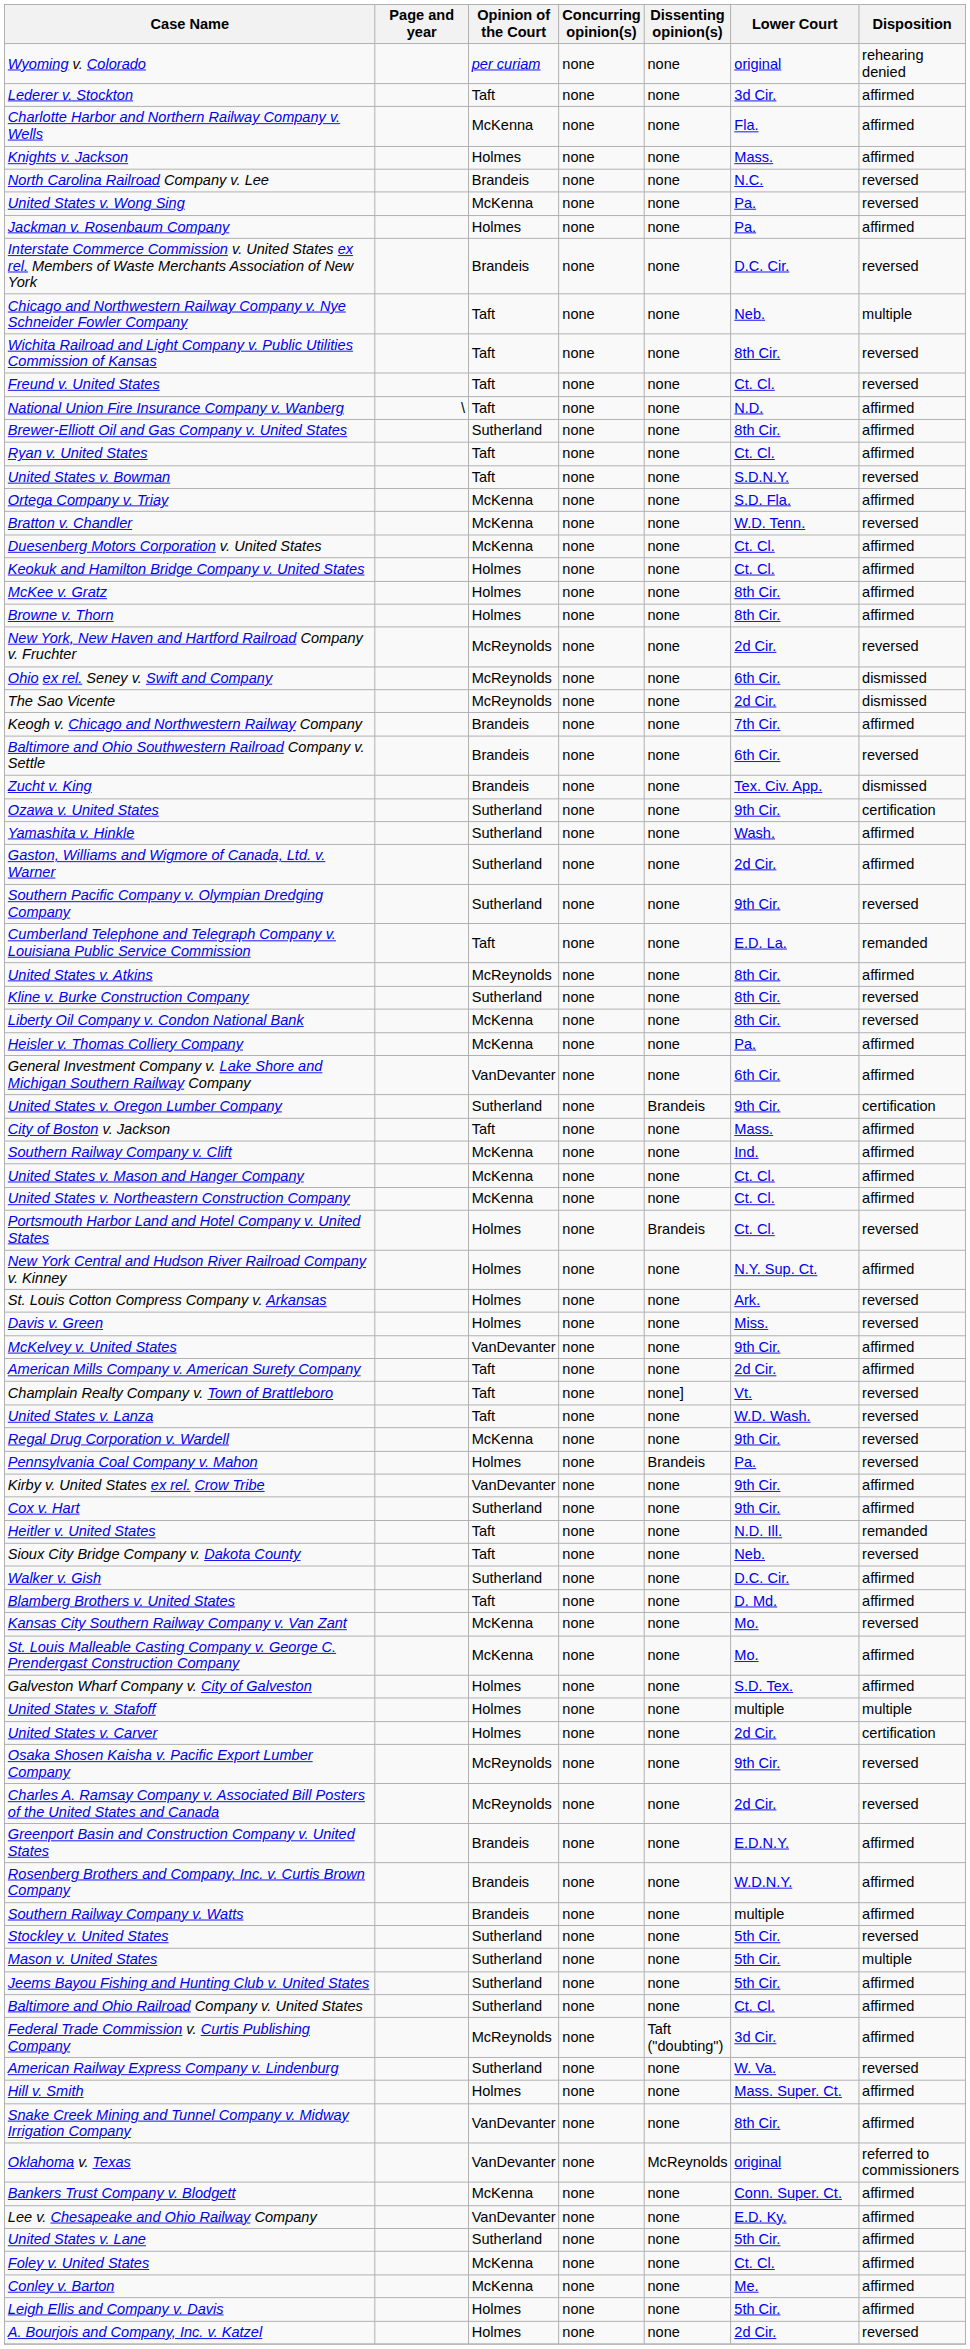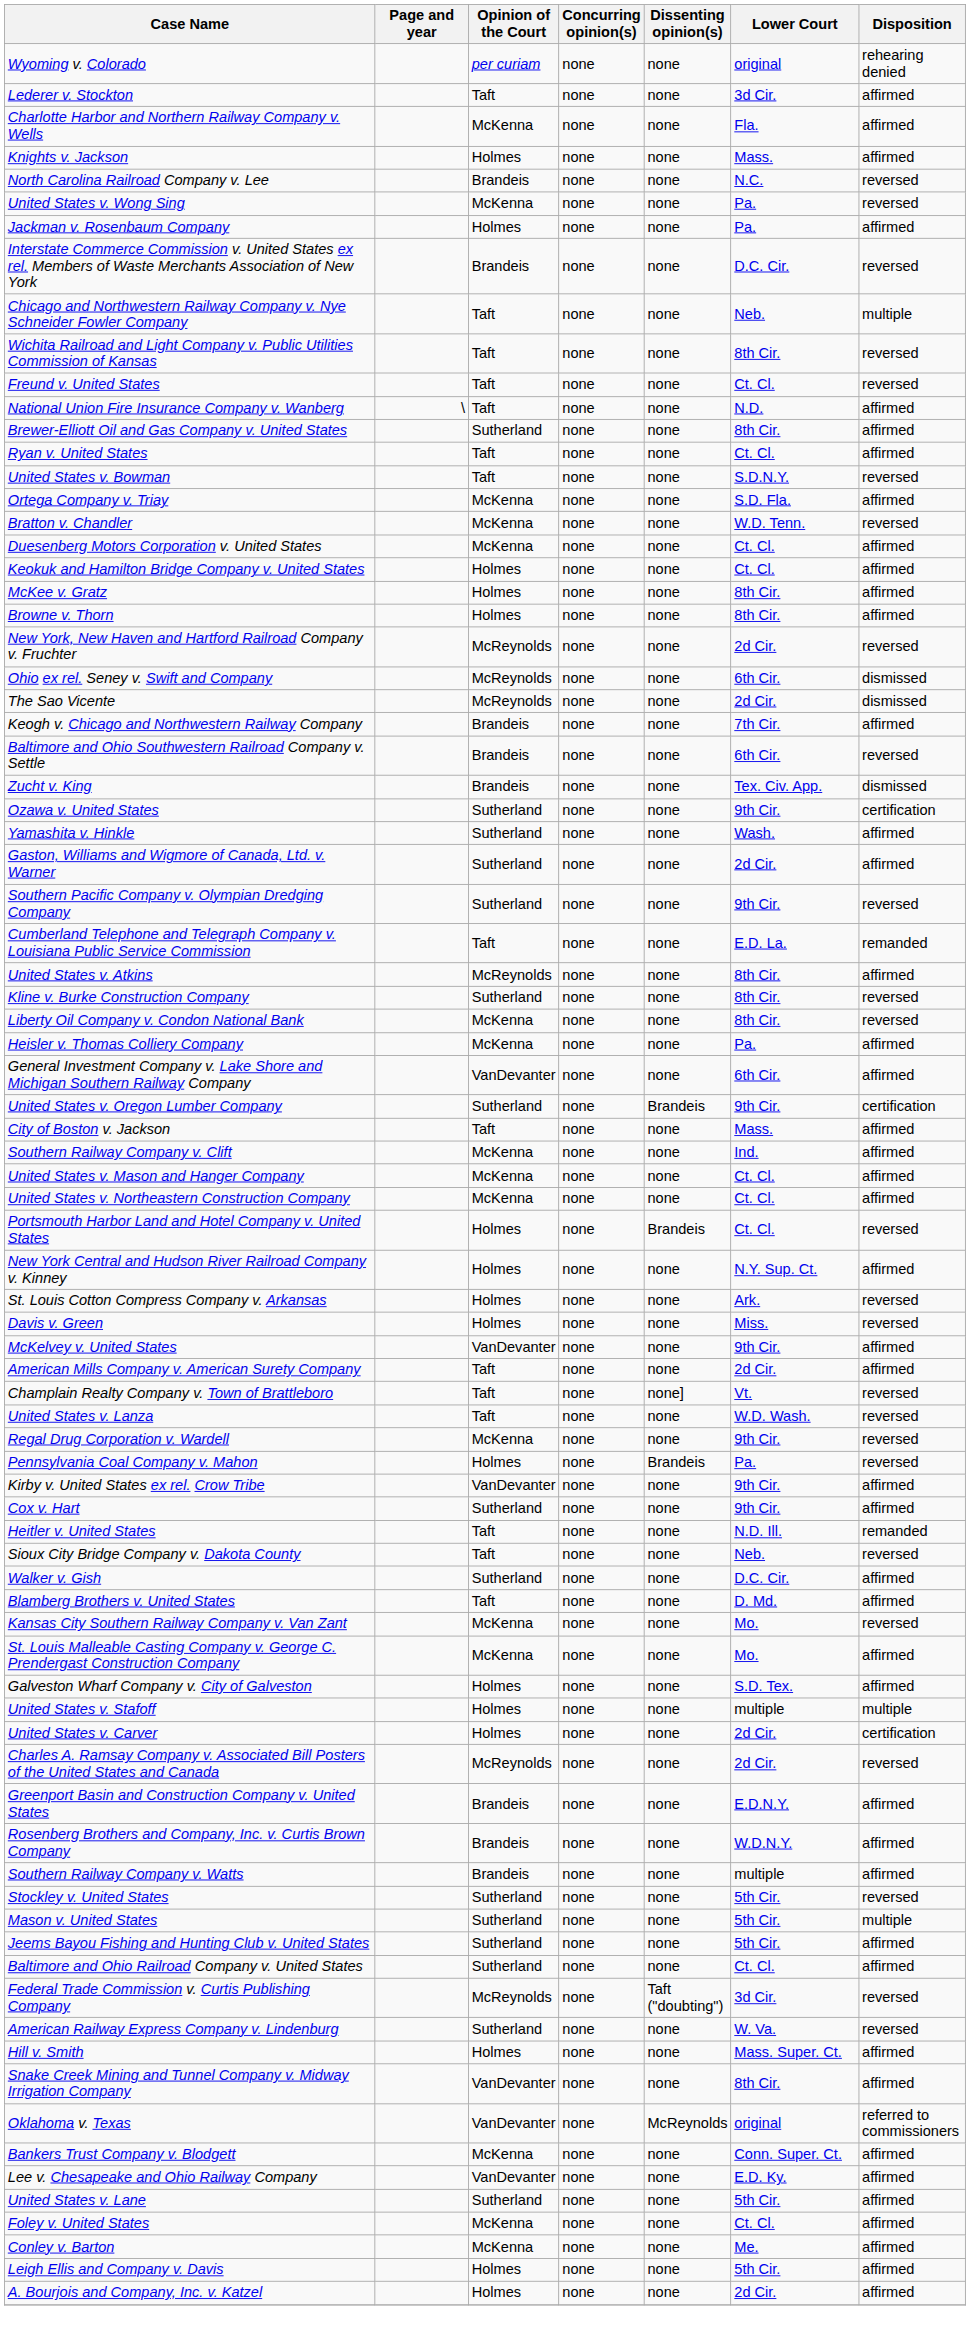- row: (160, 1764)
(888, 2037) affirmed -> (890, 1998) reversed
(890, 2332) reversed -> (888, 2292) affirmed
